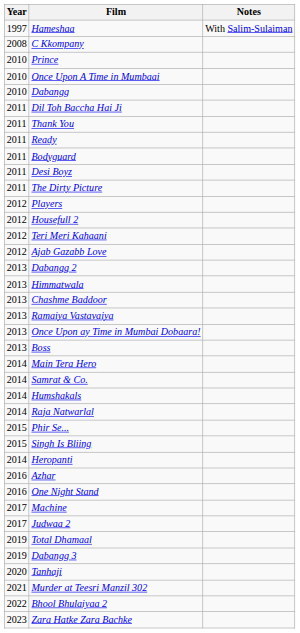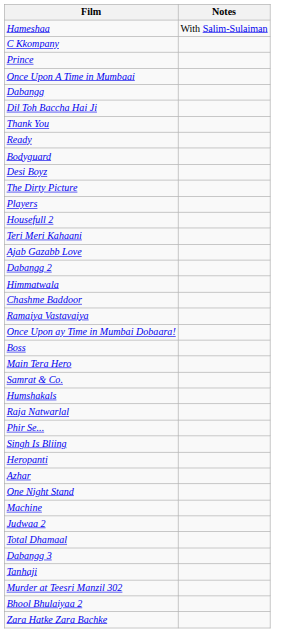- column: (17, 12)
